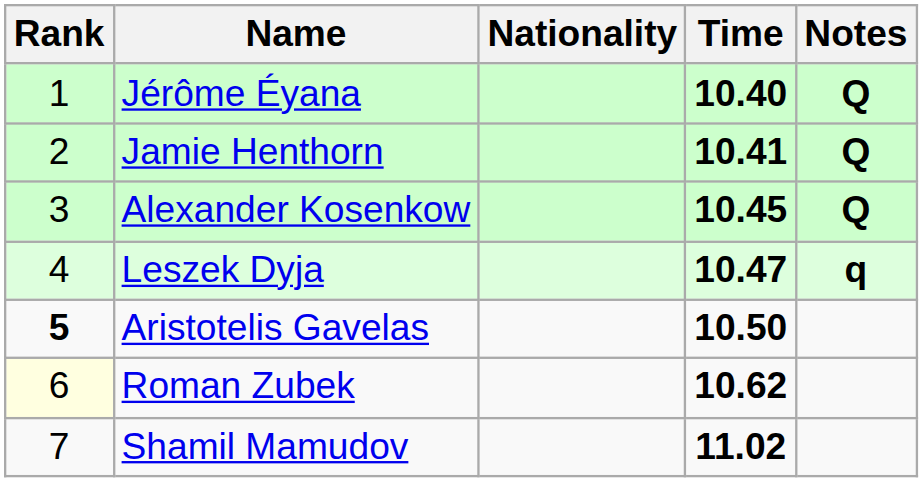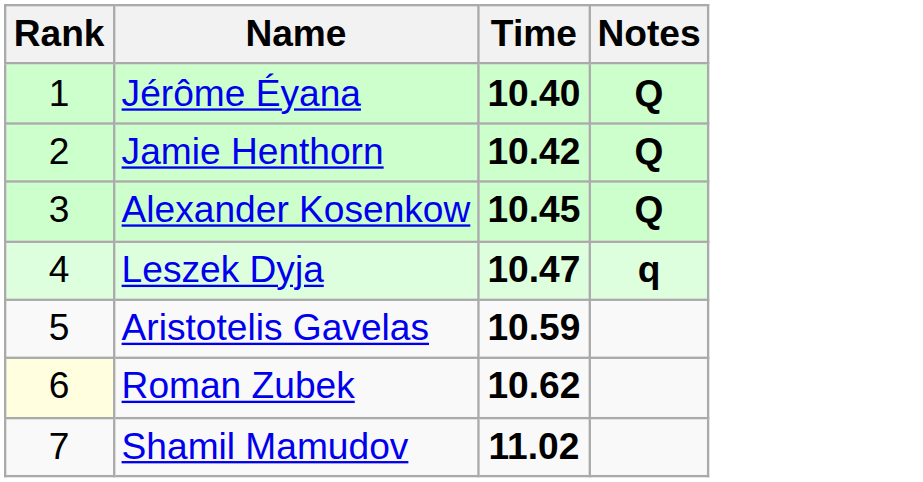- column: (582, 33)
(741, 151) 10.41 -> (534, 151) 10.42
(59, 328) bold -> (59, 328) normal
(741, 328) 10.50 -> (534, 328) 10.59
